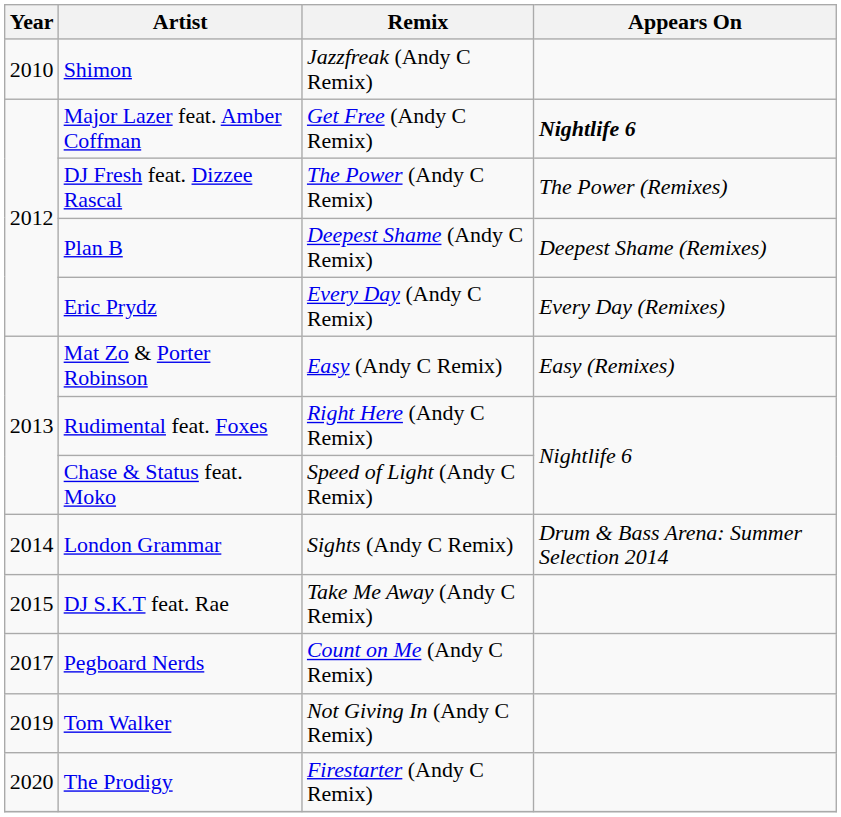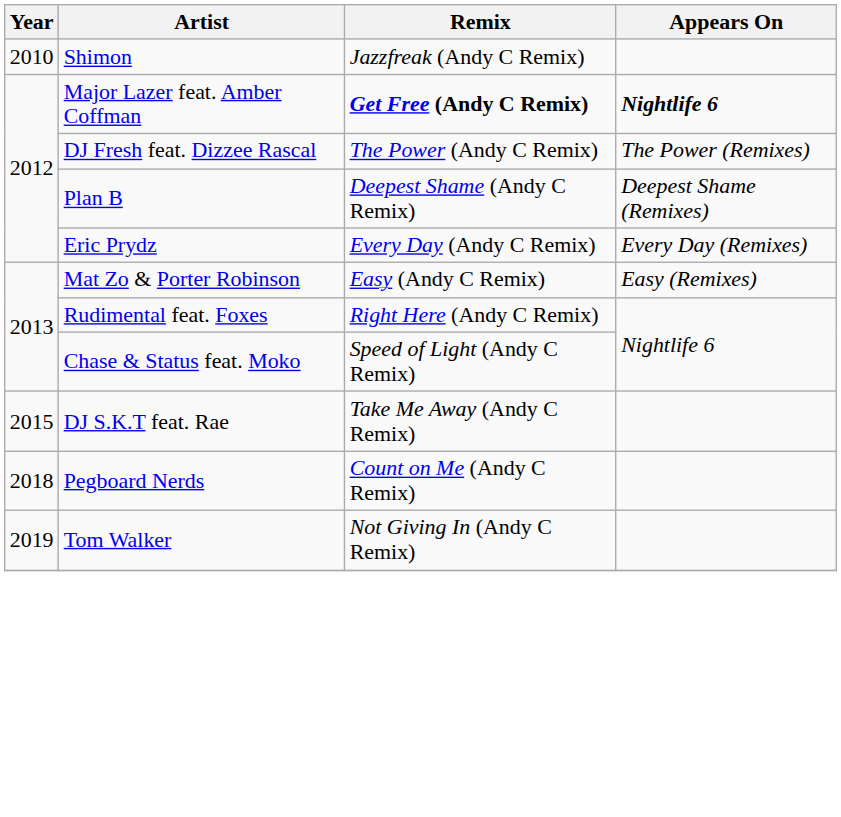(387, 128) normal -> (469, 103) bold
- row: (143, 544)
(32, 663) 2017 -> (32, 480) 2018
- row: (118, 782)
